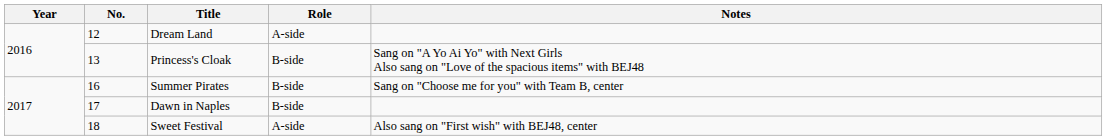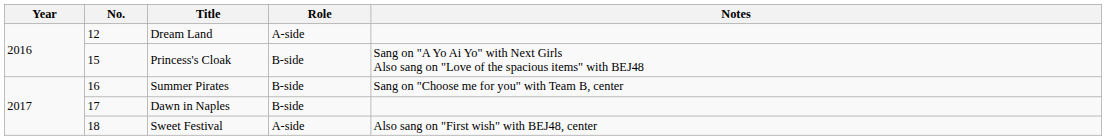(94, 60) 13 -> (94, 60) 15
